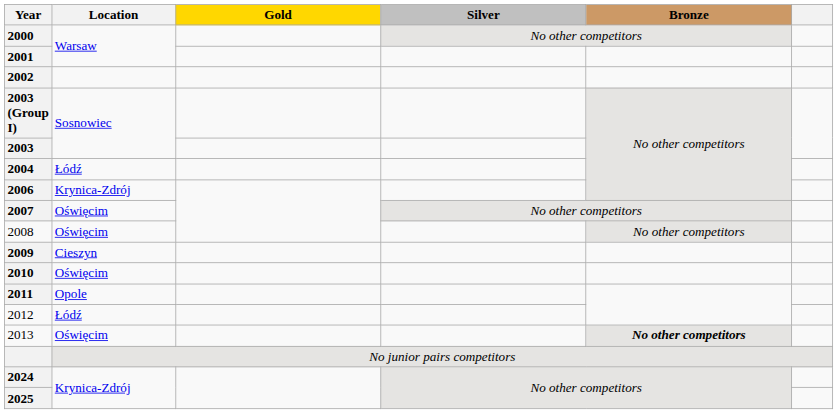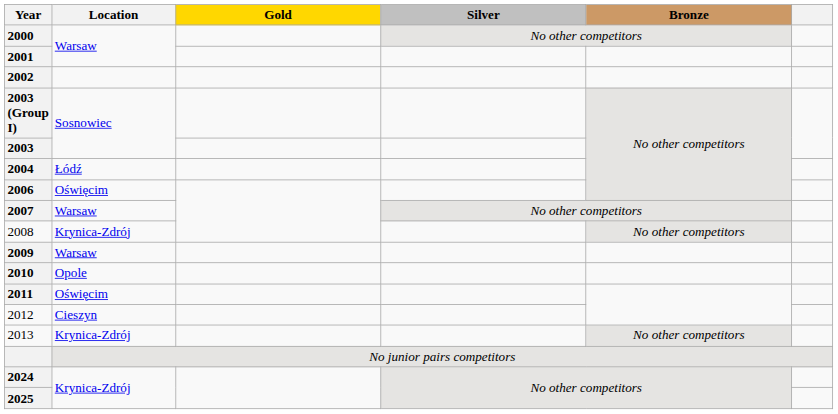(93, 190) Krynica-Zdrój -> (81, 190) Oświęcim
(81, 210) Oświęcim -> (76, 210) Warsaw
(81, 231) Oświęcim -> (93, 231) Krynica-Zdrój
(76, 252) Cieszyn -> (76, 252) Warsaw
(81, 273) Oświęcim -> (71, 273) Opole
(71, 294) Opole -> (81, 294) Oświęcim
(68, 314) Łódź -> (76, 314) Cieszyn
(81, 335) Oświęcim -> (93, 335) Krynica-Zdrój
(689, 335) bold -> (689, 335) normal
